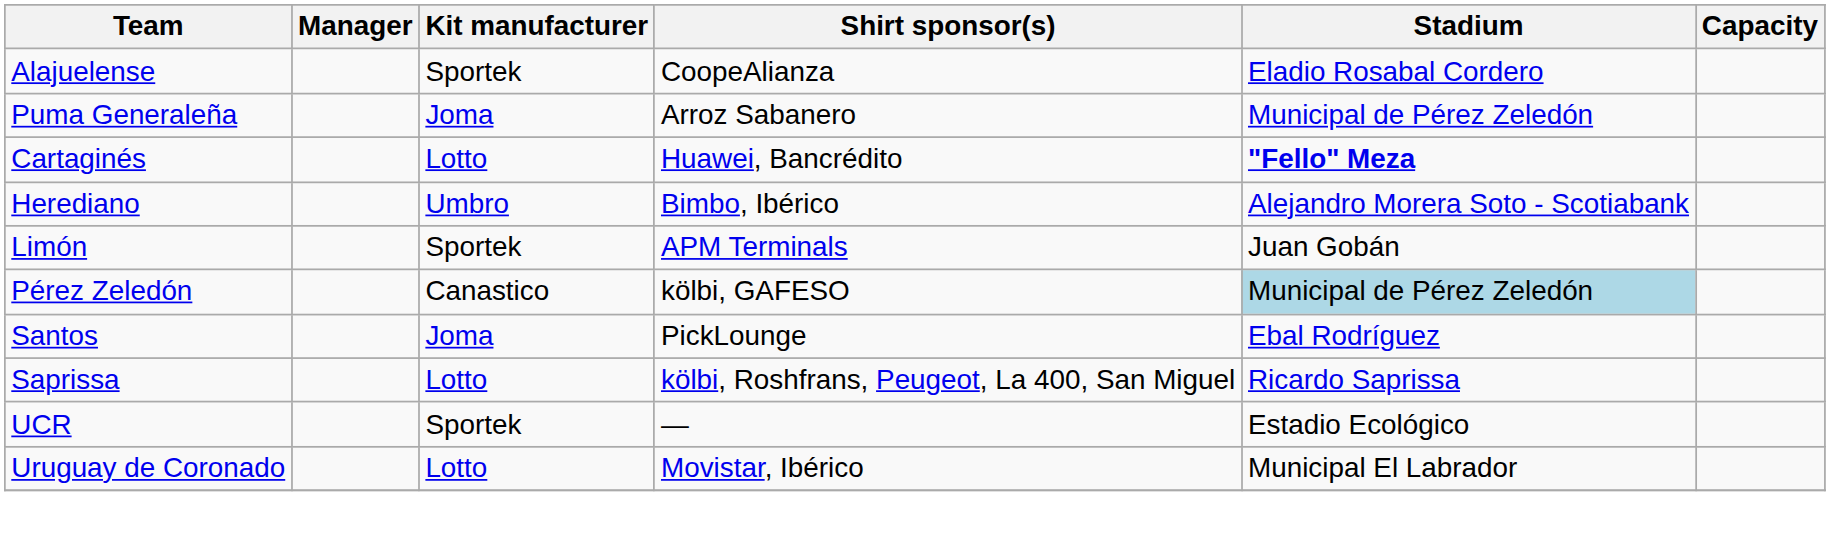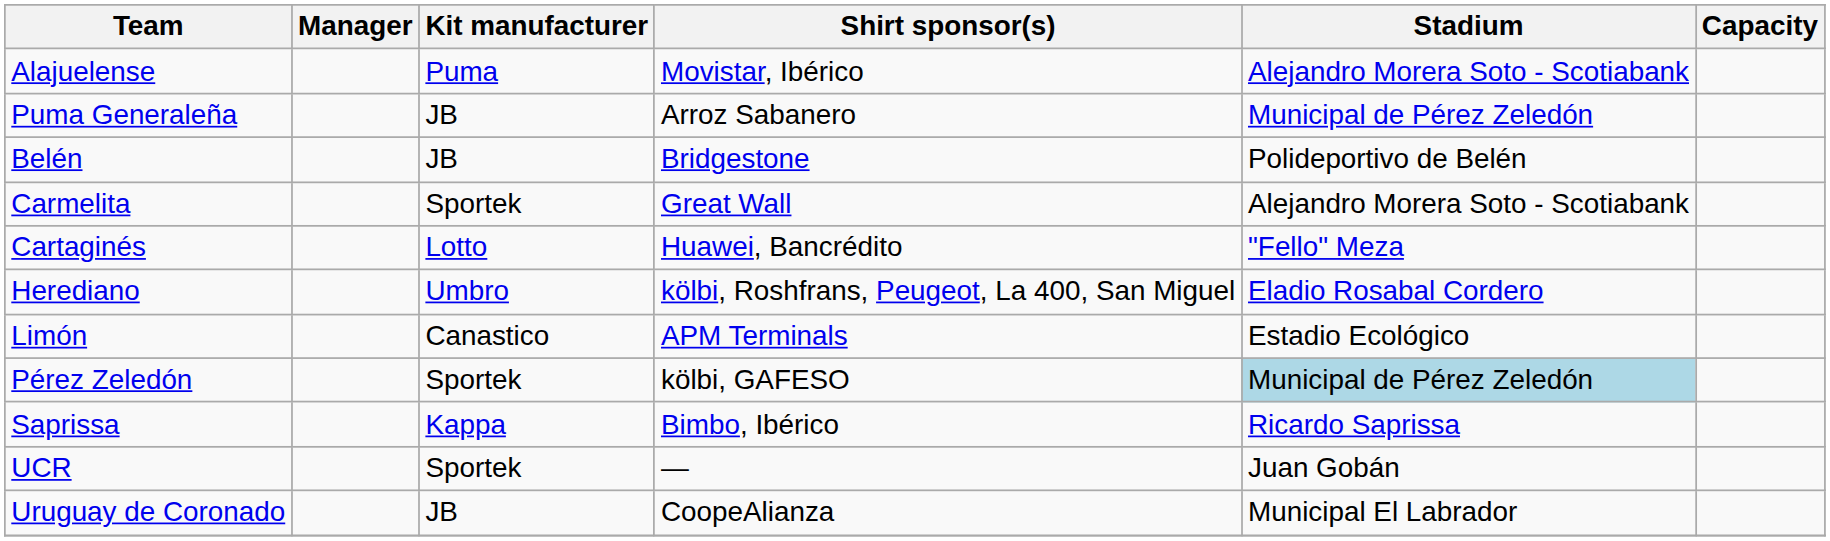(473, 70) Sportek -> (462, 70) Puma
(748, 70) CoopeAlianza -> (762, 70) Movistar, Ibérico
(1396, 70) Eladio Rosabal Cordero -> (1469, 70) Alejandro Morera Soto - Scotiabank
(459, 114) Joma -> (442, 114) JB
+ row: (47, 159)
+ row: (71, 203)
(1332, 159) bold -> (1326, 247) normal
(750, 203) Bimbo, Ibérico -> (948, 291) kölbi, Roshfrans, Peugeot, La 400, San Miguel
(1469, 203) Alejandro Morera Soto - Scotiabank -> (1396, 291) Eladio Rosabal Cordero
(473, 247) Sportek -> (487, 335) Canastico
(1324, 247) Juan Gobán -> (1359, 335) Estadio Ecológico
(487, 291) Canastico -> (473, 379) Sportek
- row: (55, 335)
(456, 379) Lotto -> (466, 423) Kappa
(948, 379) kölbi, Roshfrans, Peugeot, La 400, San Miguel -> (750, 423) Bimbo, Ibérico
(1359, 423) Estadio Ecológico -> (1324, 468) Juan Gobán
(456, 468) Lotto -> (442, 512) JB
(762, 468) Movistar, Ibérico -> (748, 512) CoopeAlianza
